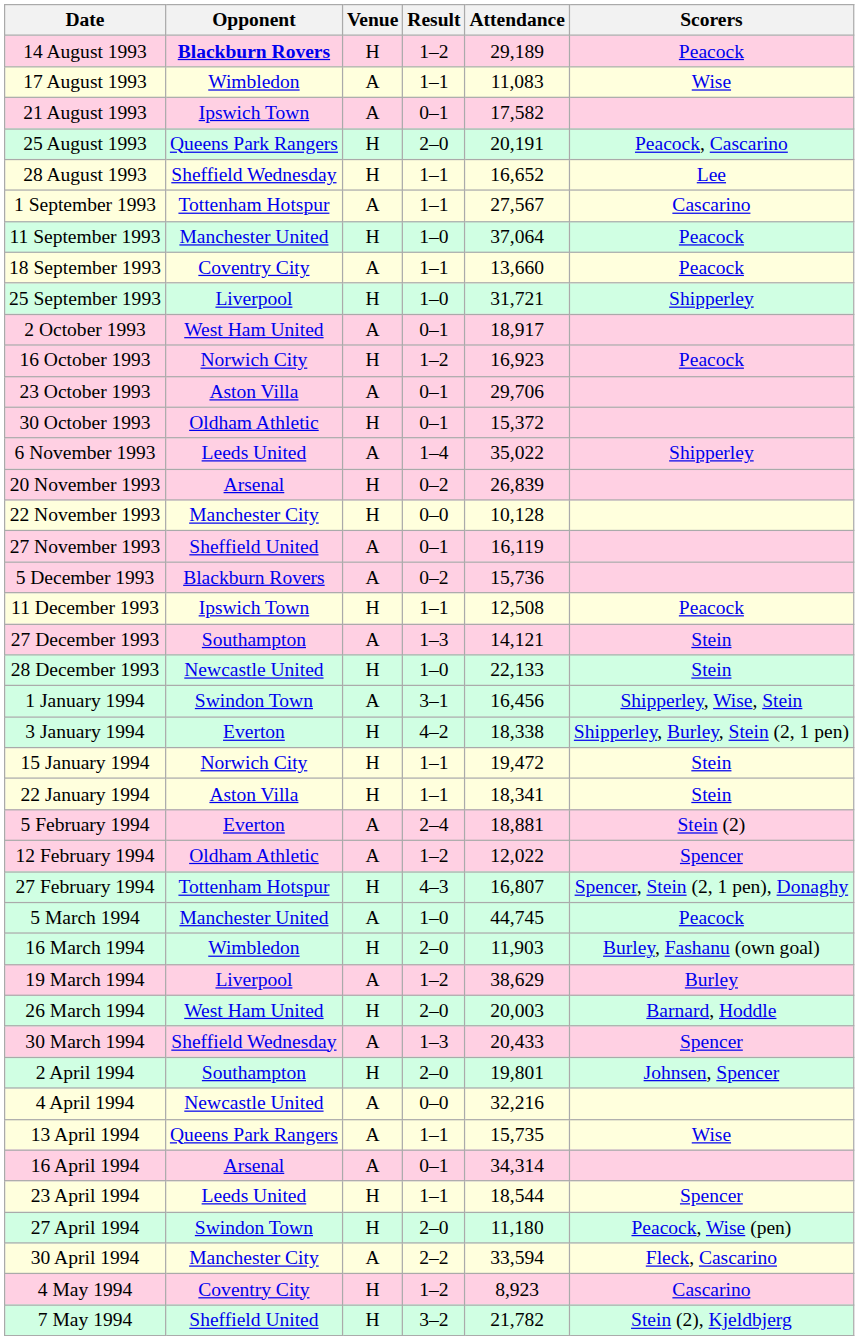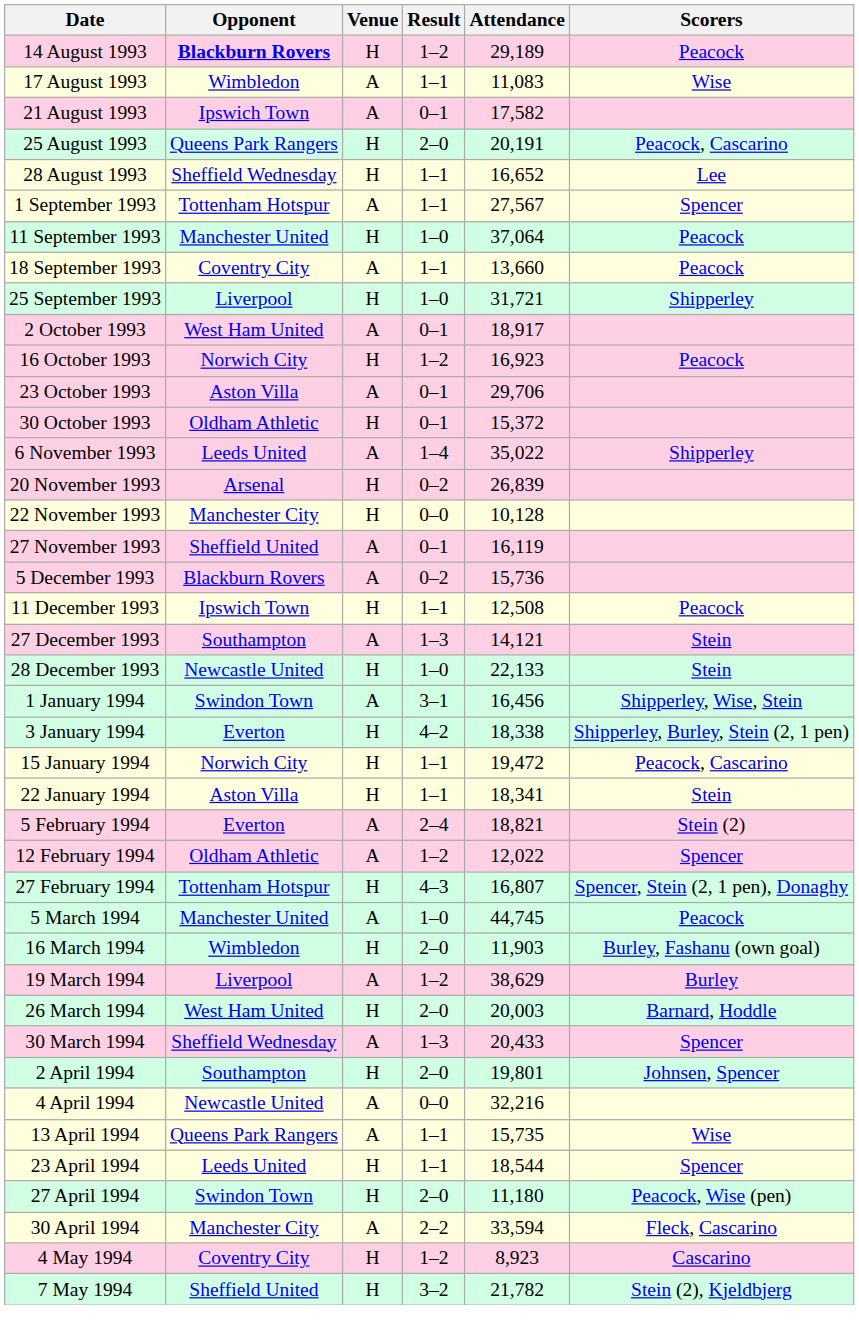(711, 205) Cascarino -> (711, 205) Spencer
(711, 762) Stein -> (711, 762) Peacock, Cascarino
(517, 824) 18,881 -> (517, 824) 18,821
- row: (85, 1165)
